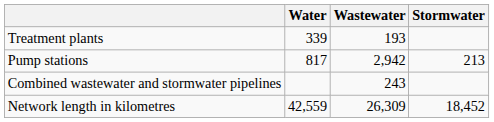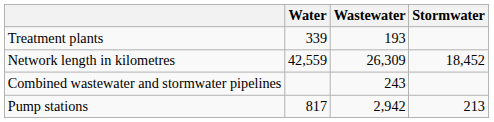rows swapped: (91, 106) <-> (48, 60)
